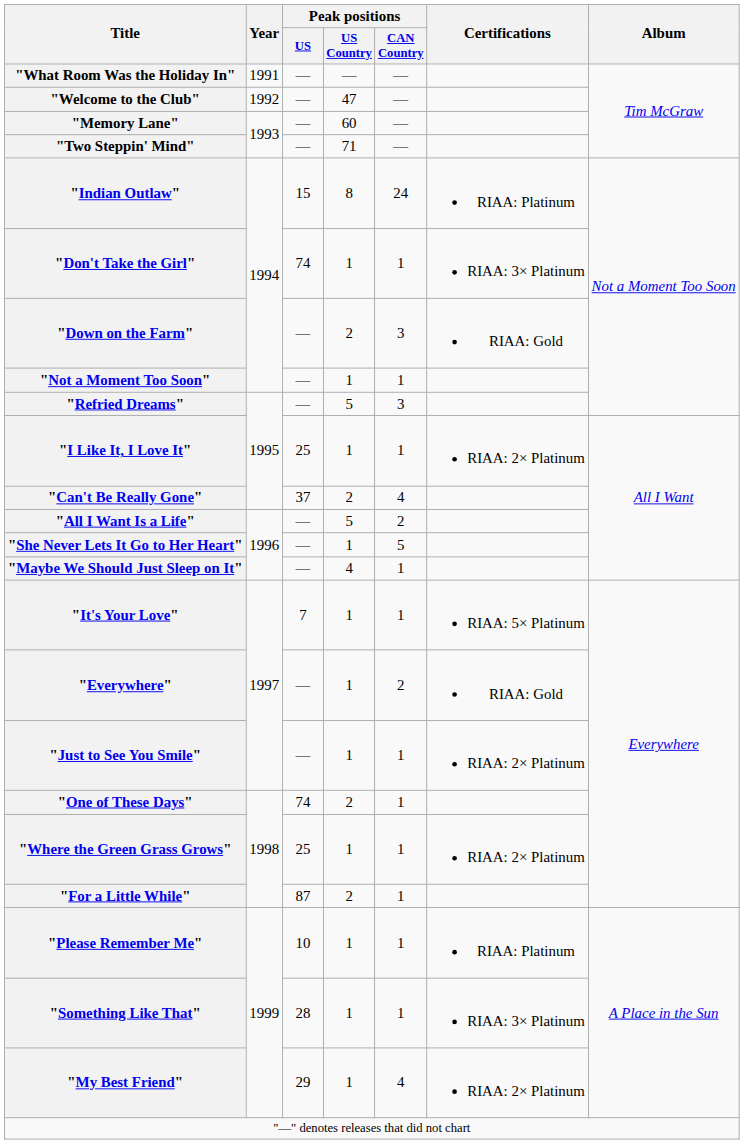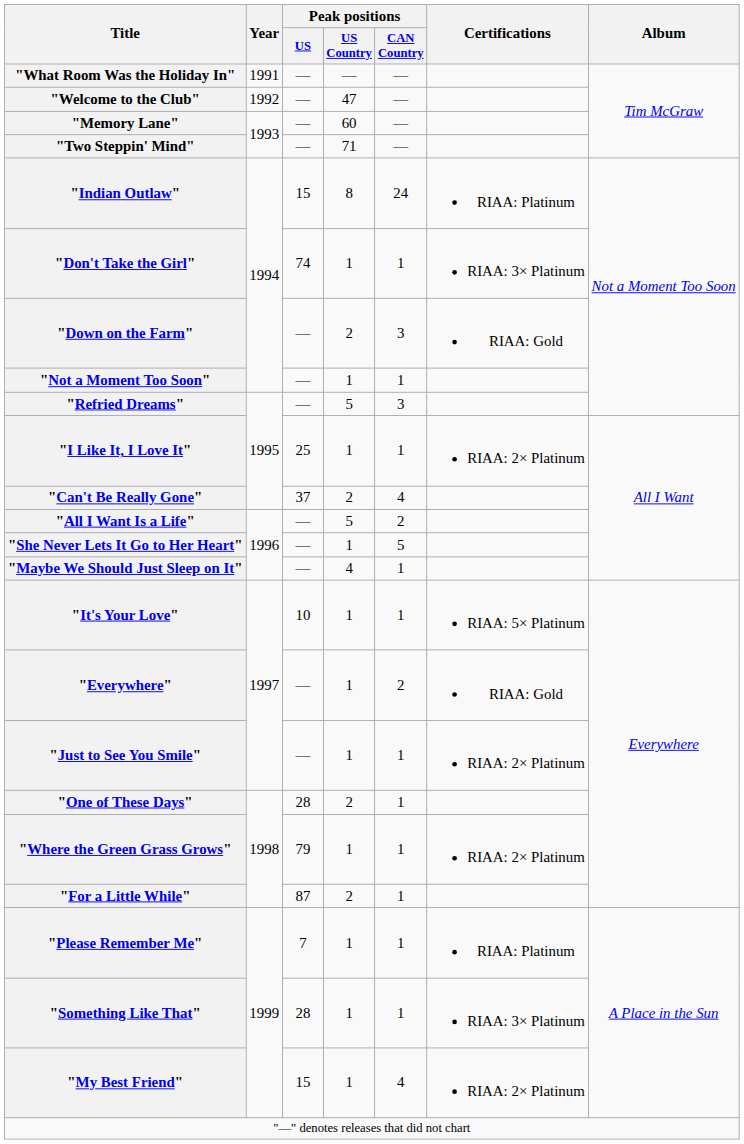(303, 615) 7 -> (303, 615) 10
(303, 802) 74 -> (303, 802) 28
(303, 849) 25 -> (303, 849) 79
(303, 942) 10 -> (303, 942) 7
(303, 1083) 29 -> (303, 1083) 15
